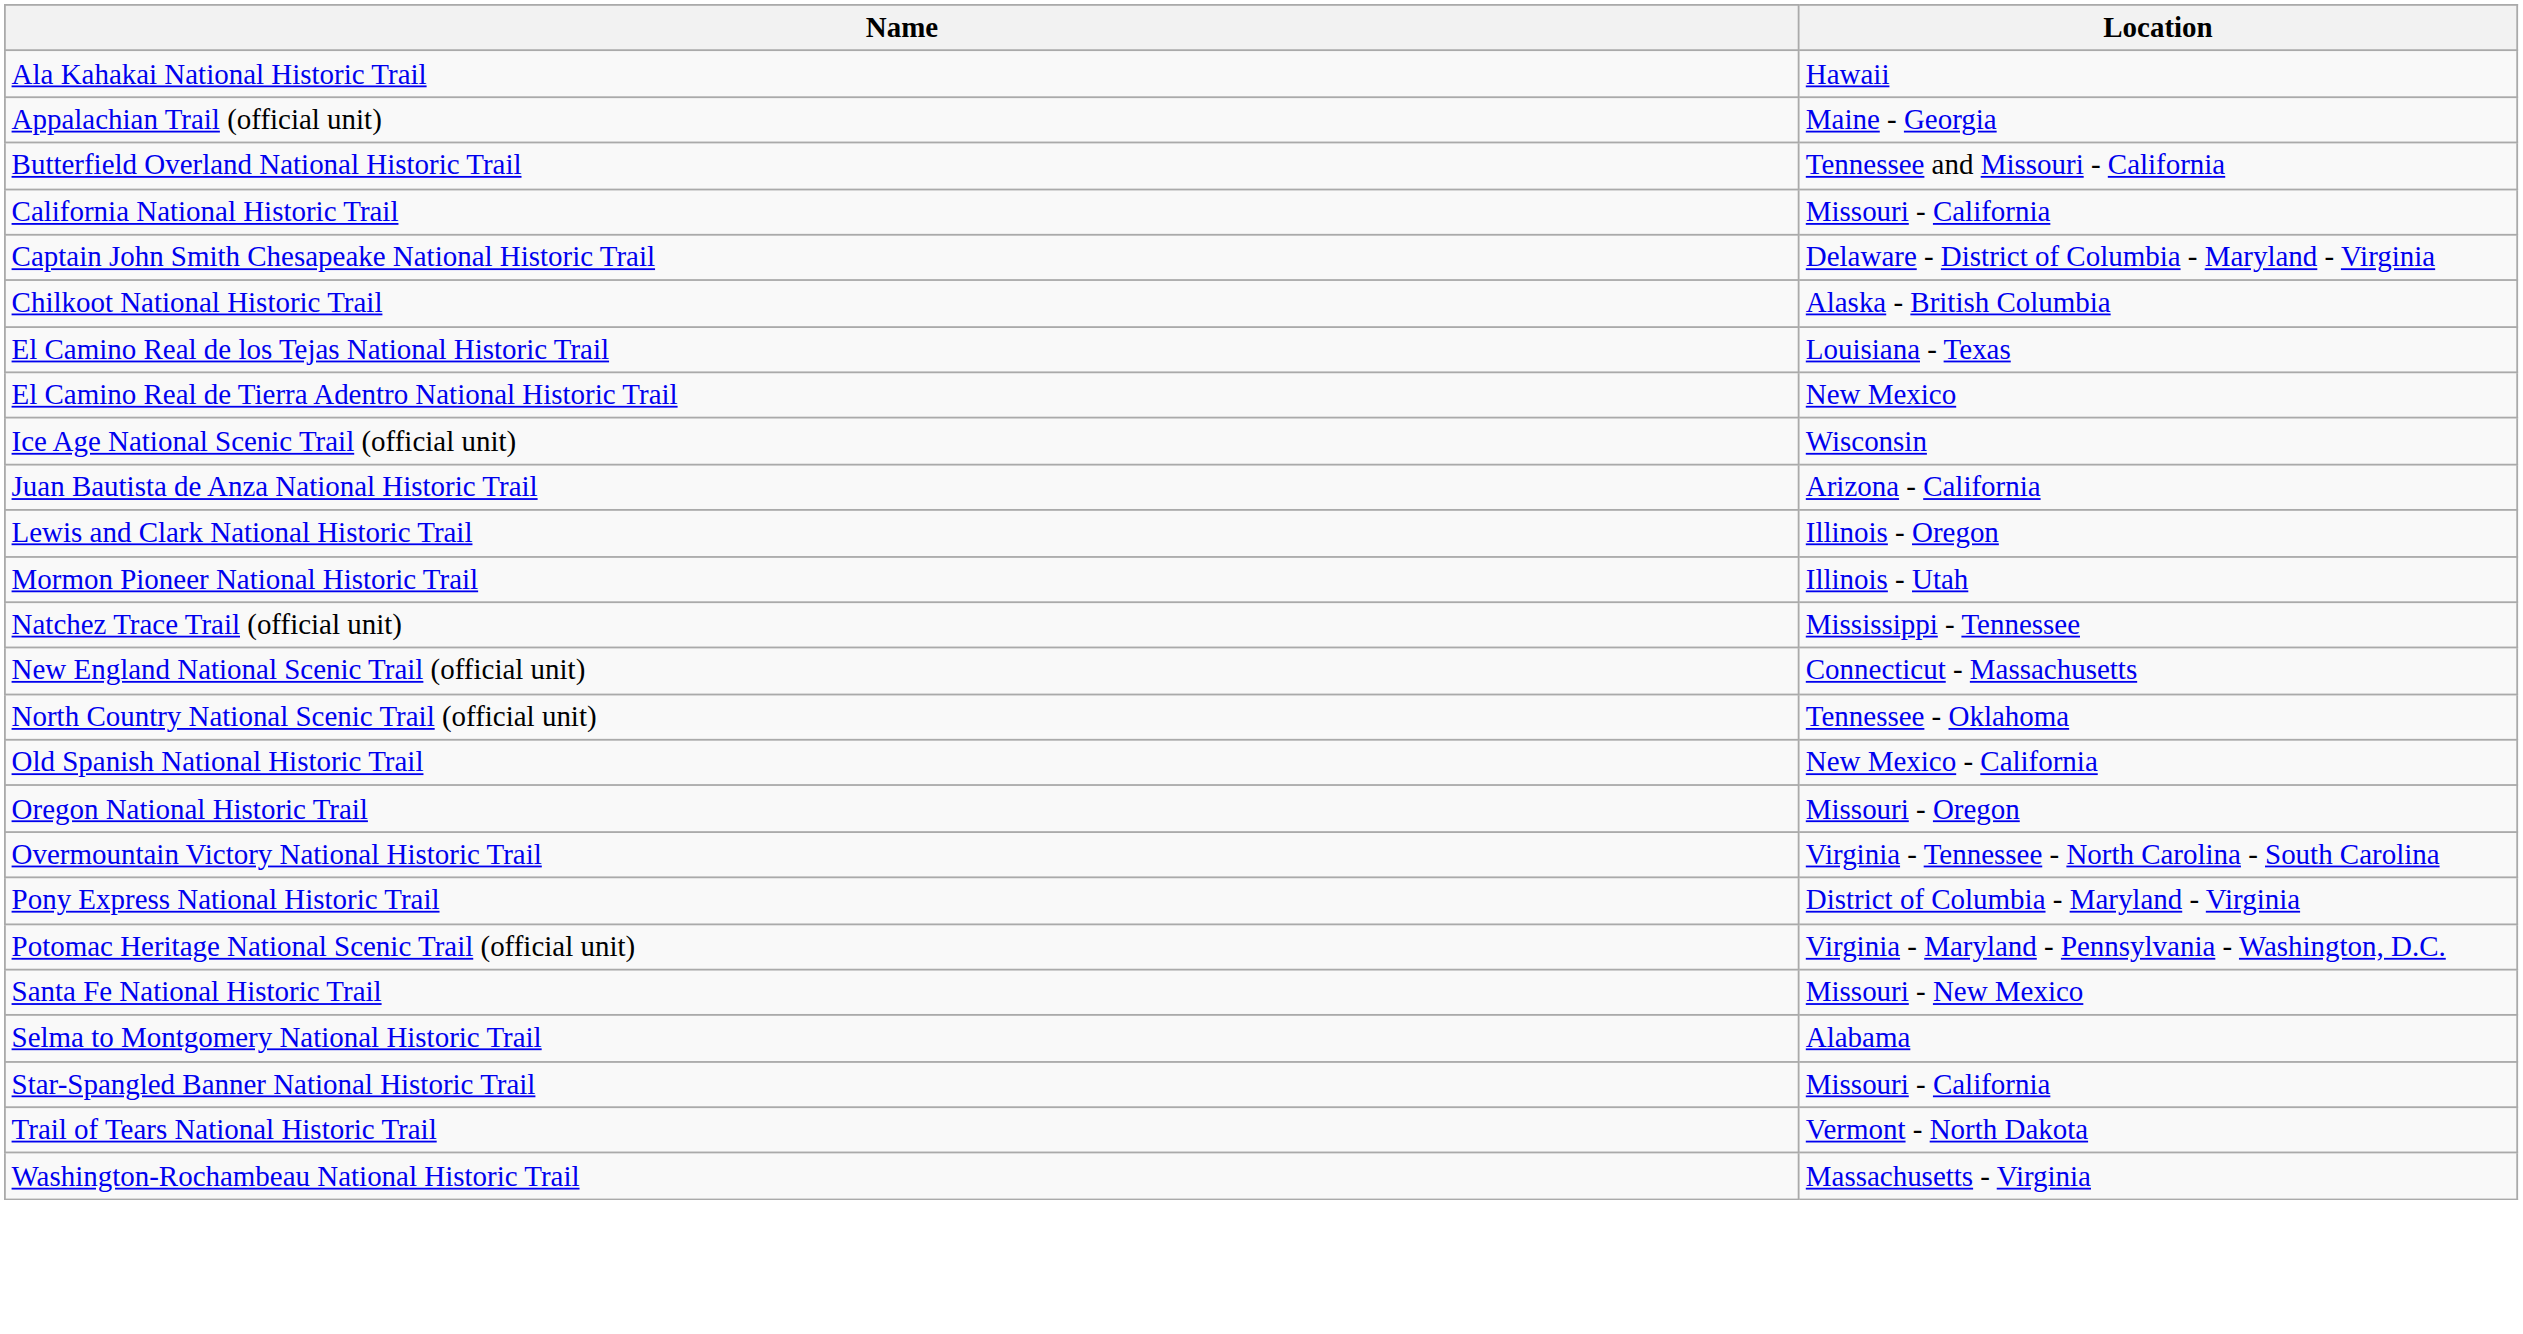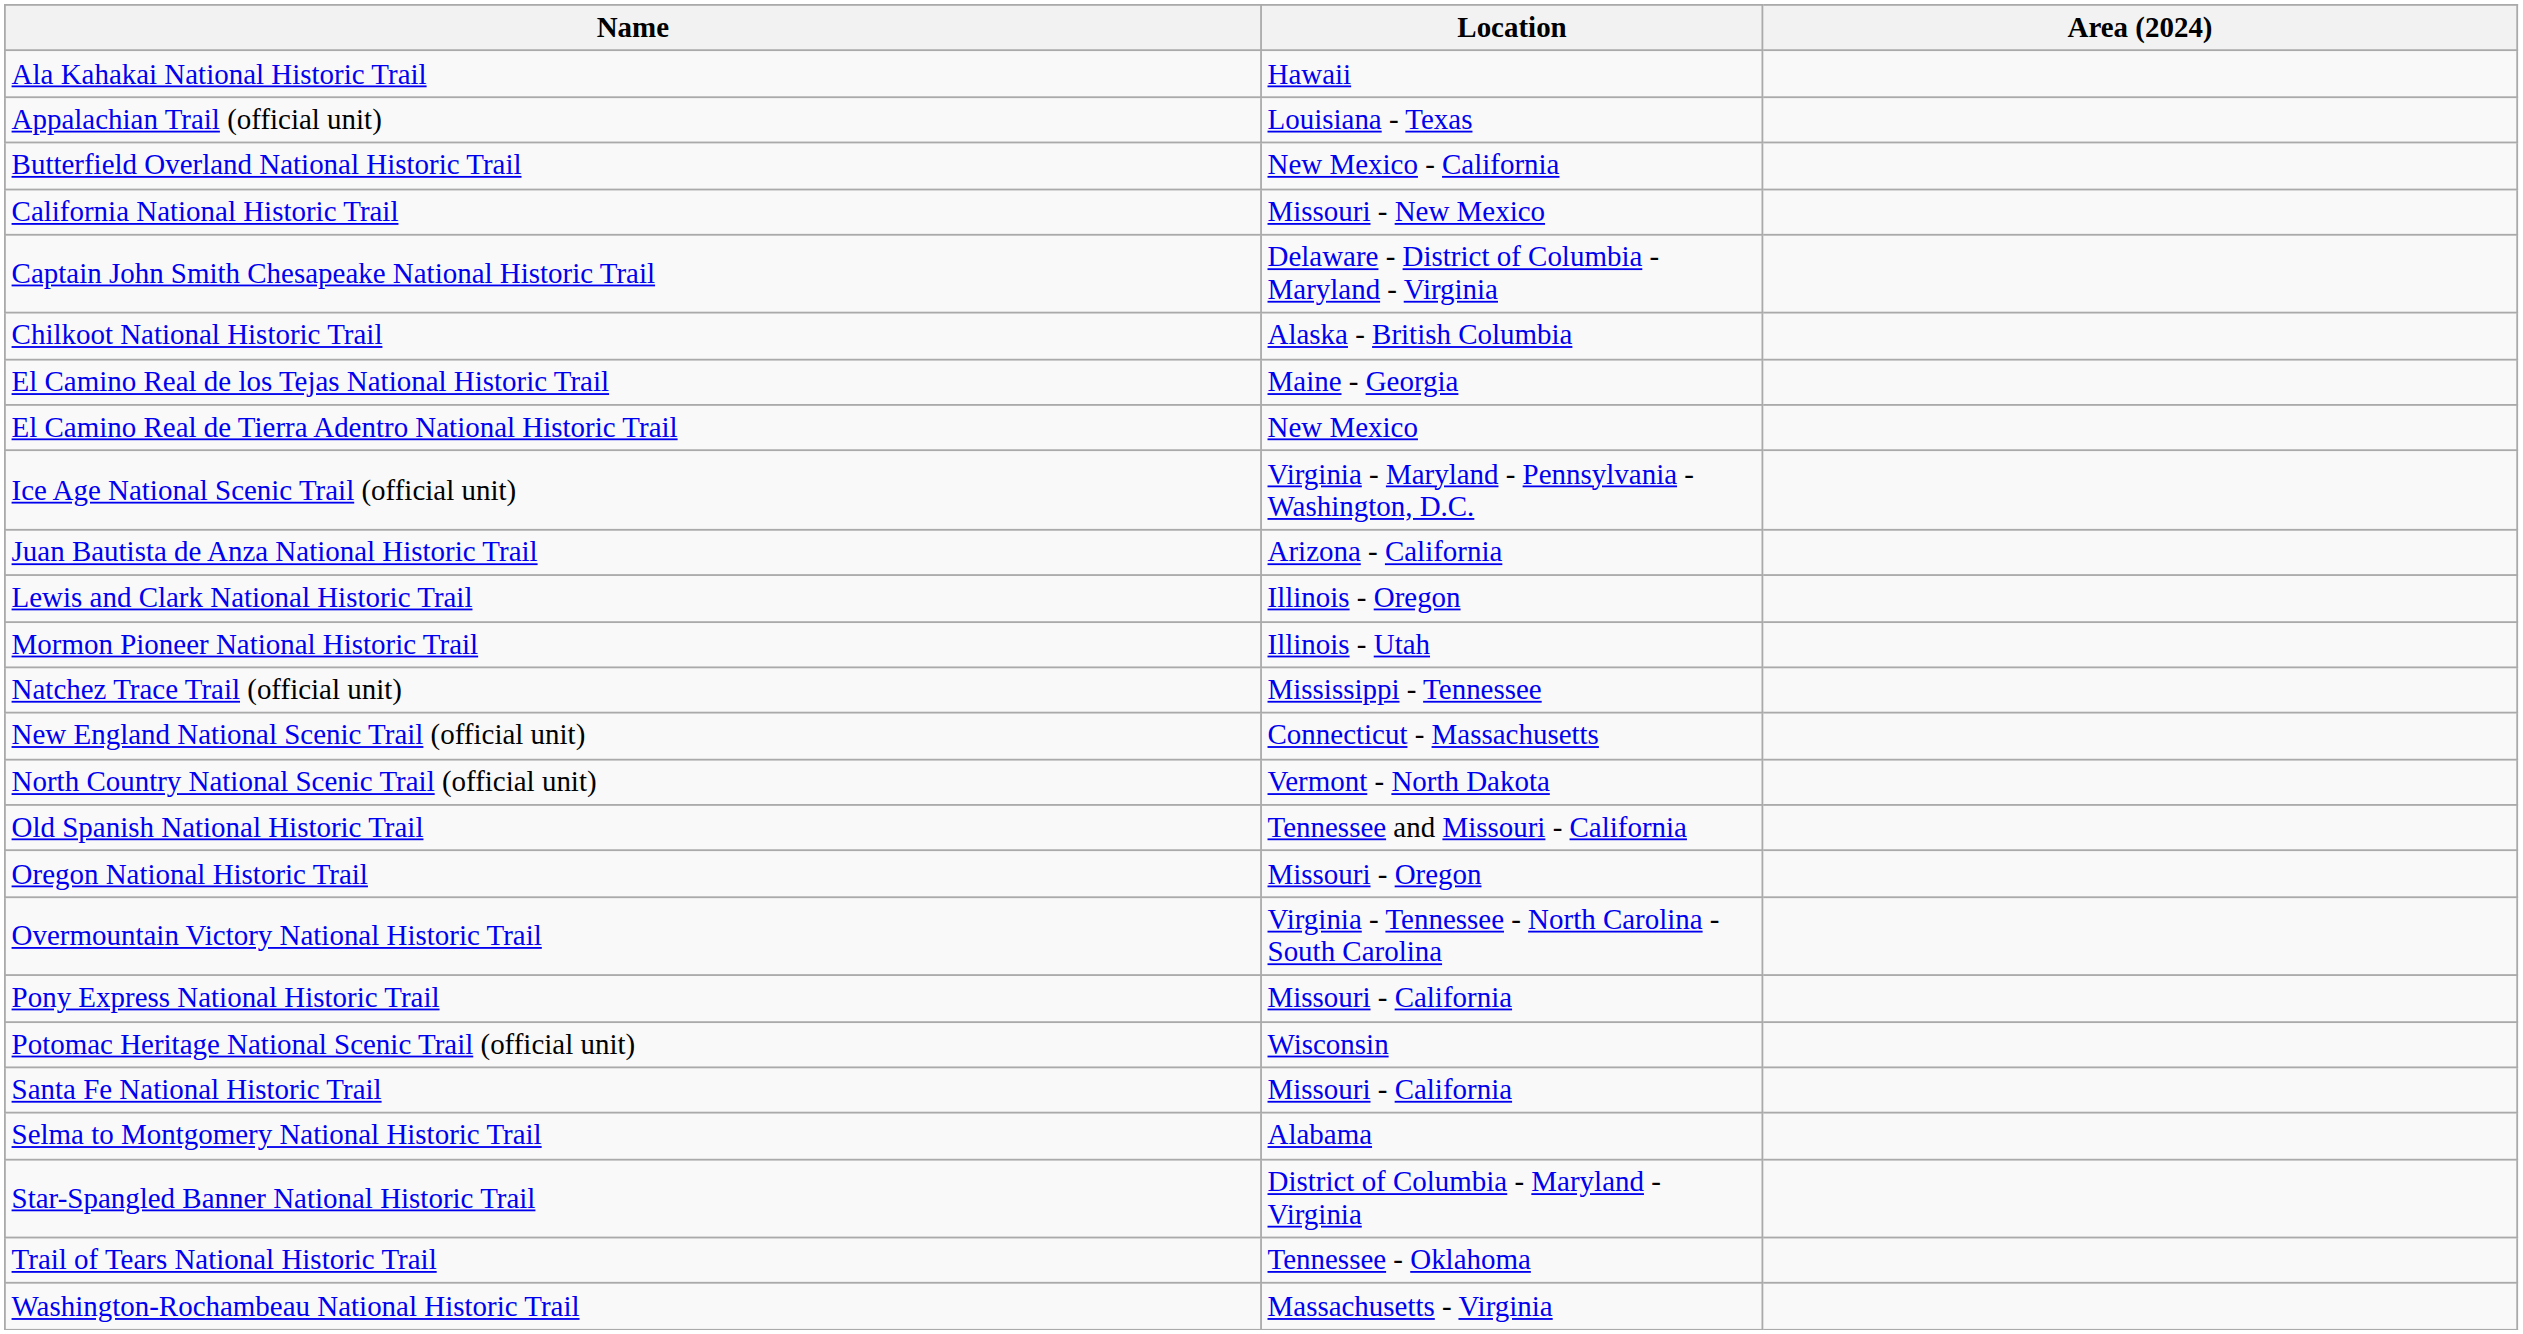+ column: (2140, 27)
(1901, 119) Maine - Georgia -> (1370, 119) Louisiana - Texas
(2016, 165) Tennessee and Missouri - California -> (1413, 165) New Mexico - California
(1928, 211) Missouri - California -> (1406, 211) Missouri - New Mexico
(1908, 348) Louisiana - Texas -> (1363, 381) Maine - Georgia
(1866, 440) Wisconsin -> (1481, 489) Virginia - Maryland - Pennsylvania - Washington, D.C.
(1937, 716) Tennessee - Oklahoma -> (1409, 781) Vermont - North Dakota
(1952, 762) New Mexico - California -> (1477, 827) Tennessee and Missouri - California
(2053, 900) District of Columbia - Maryland - Virginia -> (1390, 997) Missouri - California
(2126, 946) Virginia - Maryland - Pennsylvania - Washington, D.C. -> (1328, 1043) Wisconsin
(1945, 991) Missouri - New Mexico -> (1390, 1089) Missouri - California
(1928, 1083) Missouri - California -> (1464, 1197) District of Columbia - Maryland - Virginia
(1947, 1129) Vermont - North Dakota -> (1399, 1260) Tennessee - Oklahoma
